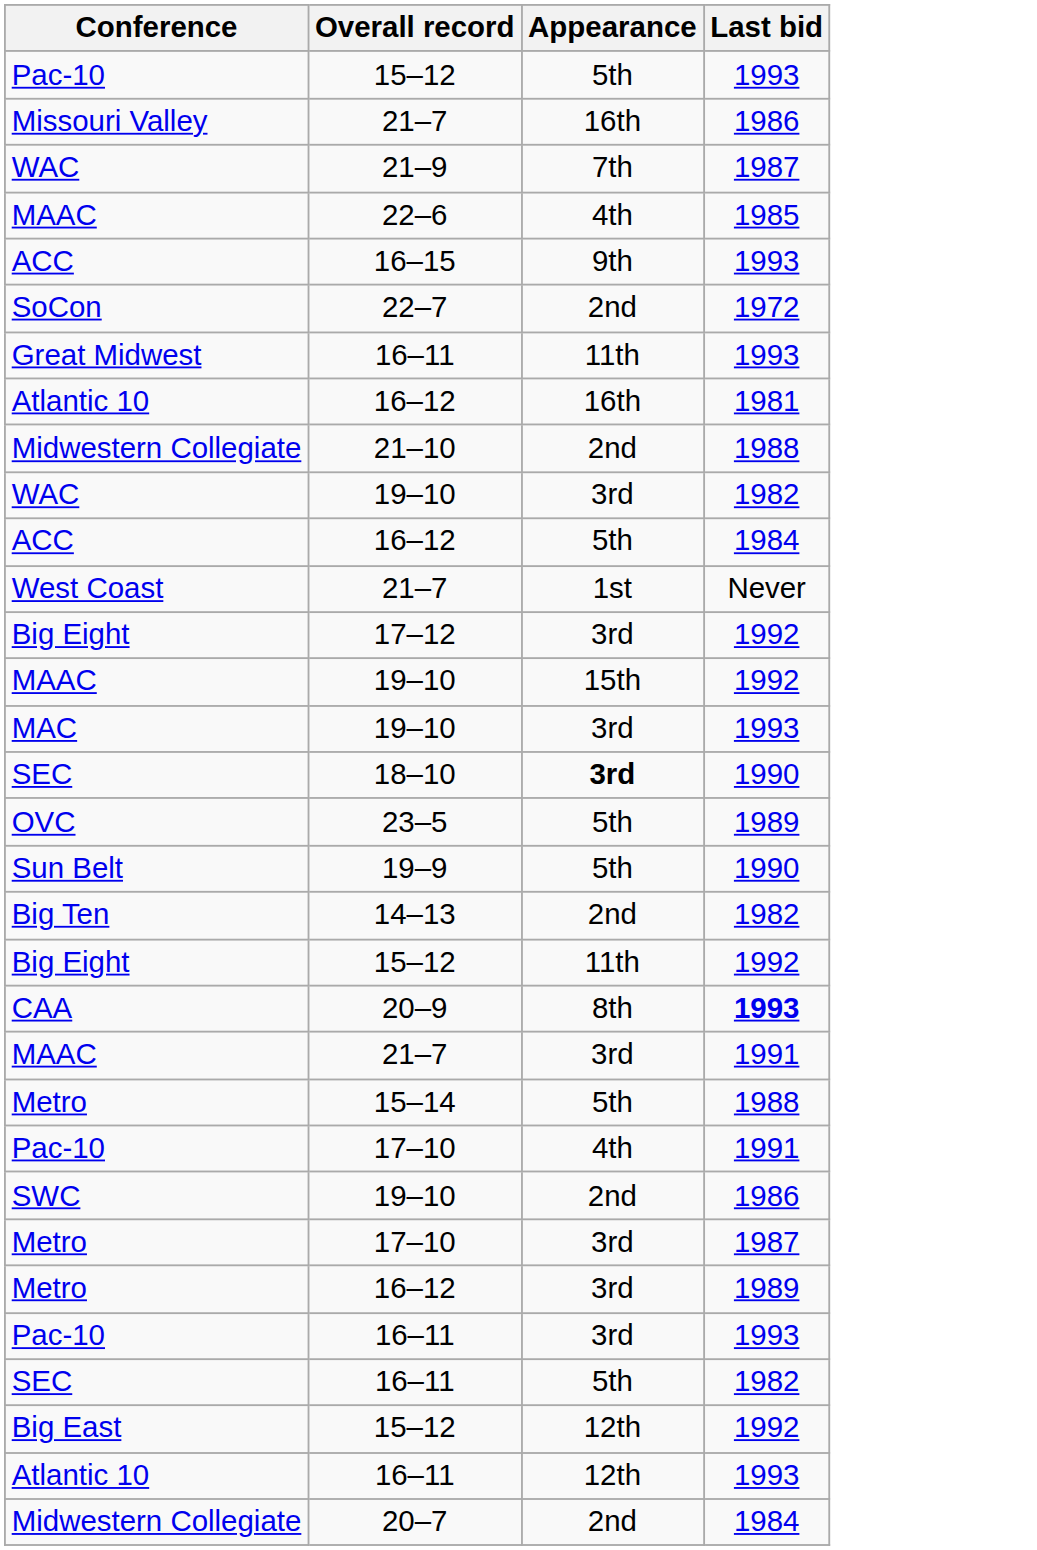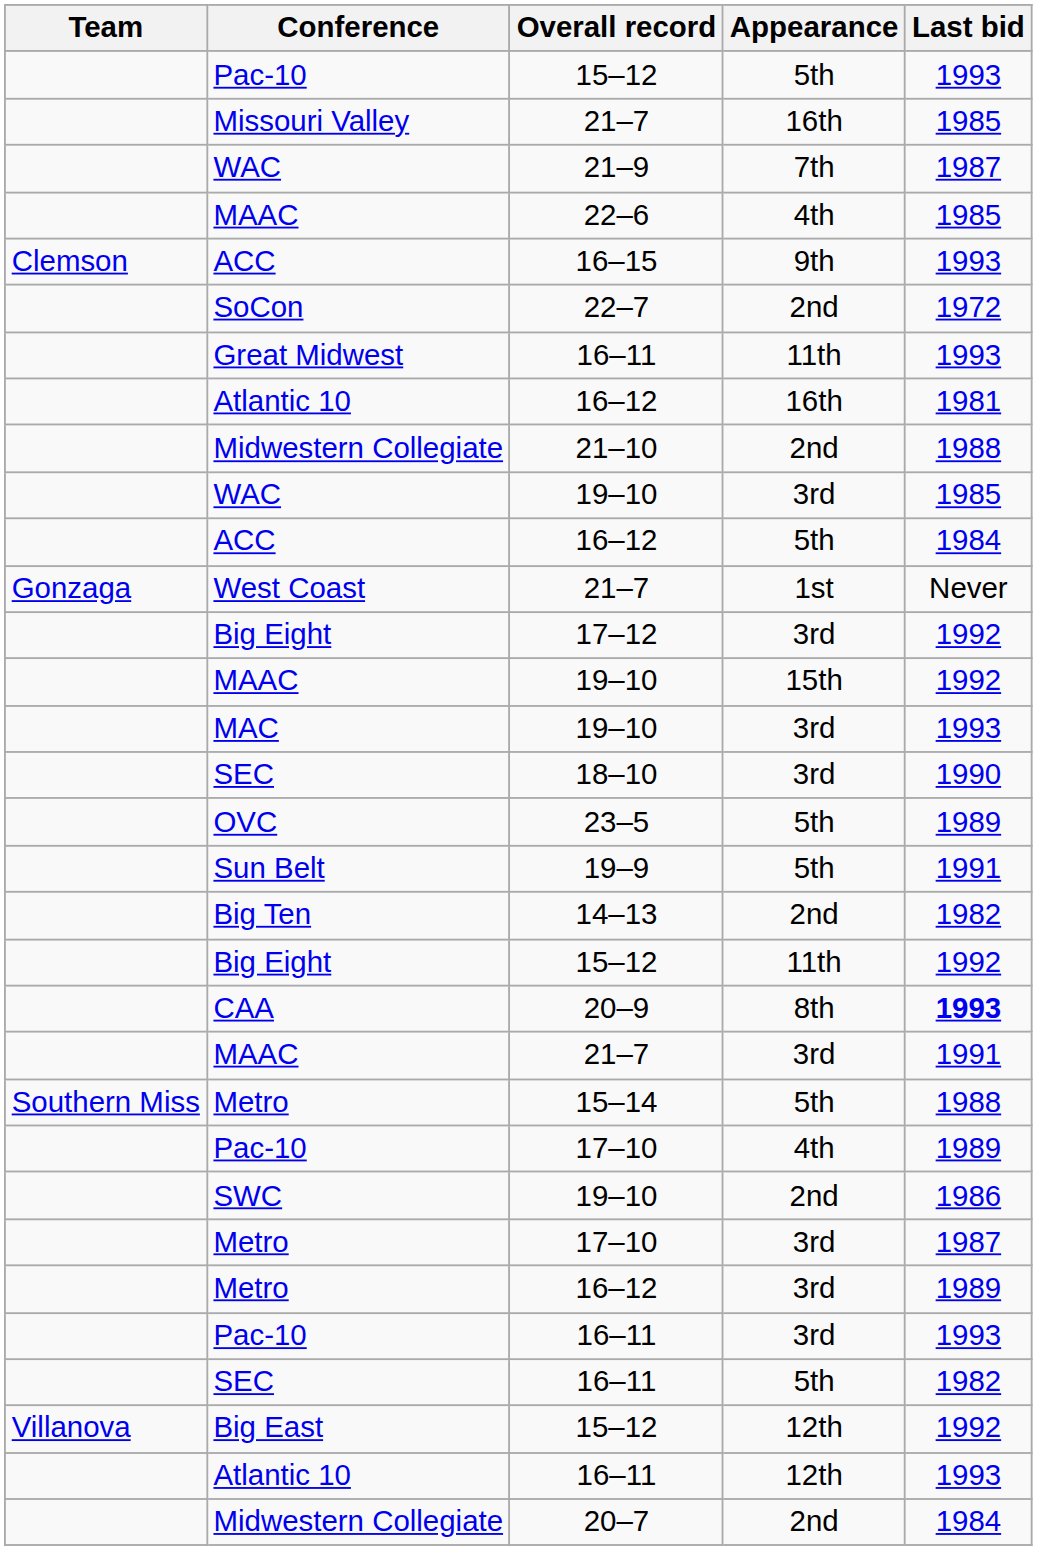+ column: (106, 27)
(767, 121) 1986 -> (968, 121) 1985
(767, 494) 1982 -> (968, 494) 1985
(612, 774) bold -> (814, 774) normal
(767, 868) 1990 -> (968, 868) 1991
(767, 1148) 1991 -> (968, 1148) 1989
